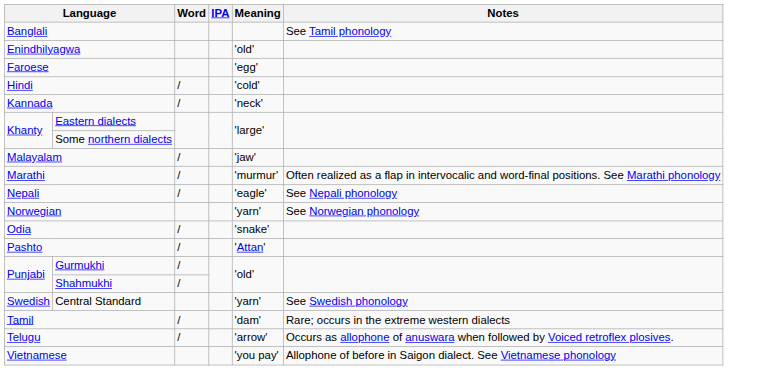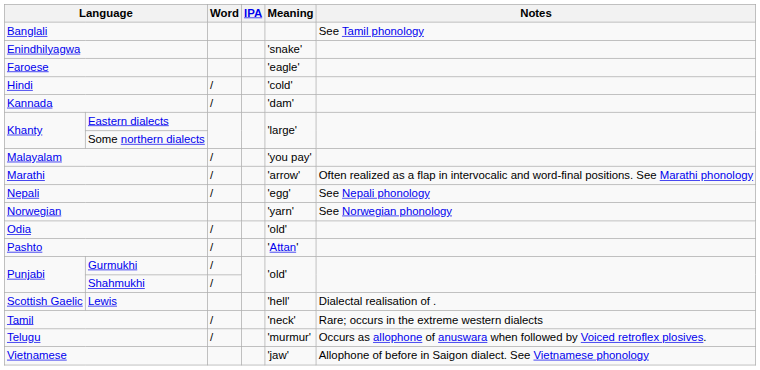(244, 49) 'old' -> (285, 49) 'snake'
(246, 67) 'egg' -> (284, 67) 'eagle'
(249, 103) 'neck' -> (281, 103) 'dam'
(245, 157) 'jaw' -> (289, 157) 'you pay'
(256, 175) 'murmur' -> (284, 175) 'arrow'
(251, 193) 'eagle' -> (279, 193) 'egg'
(252, 229) 'snake' -> (277, 229) 'old'
+ row: (103, 301)
- row: (98, 301)
(248, 319) 'dam' -> (282, 319) 'neck'
(251, 337) 'arrow' -> (289, 337) 'murmur'
(257, 355) 'you pay' -> (278, 355) 'jaw'
